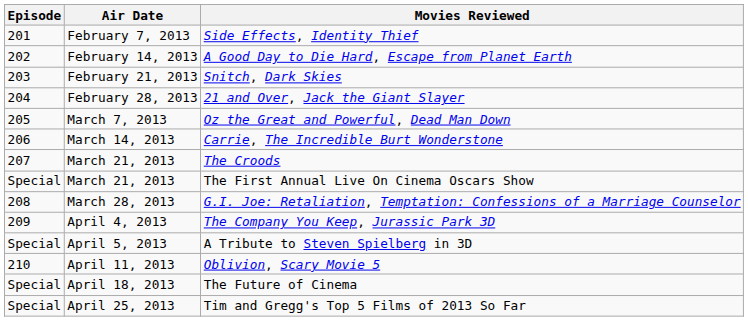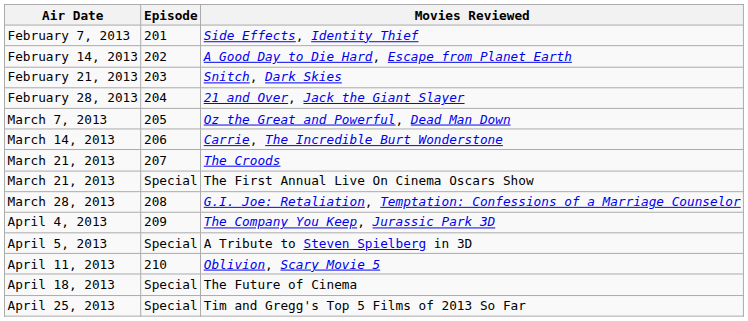columns swapped: (34, 15) <-> (132, 15)
